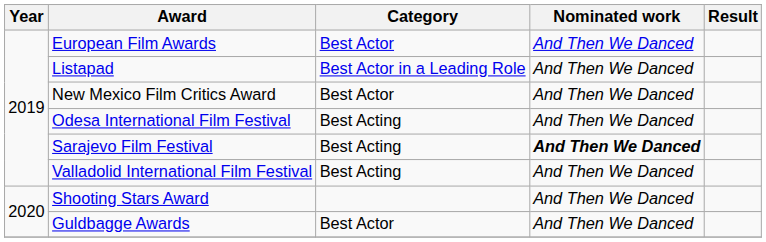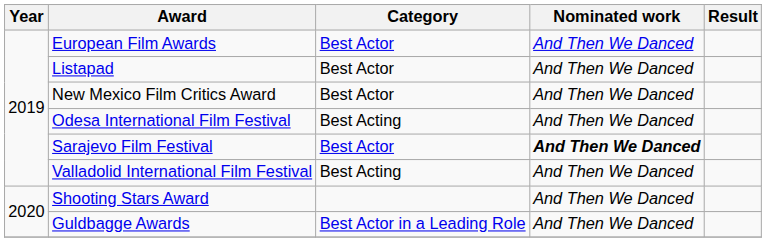(423, 69) Best Actor in a Leading Role -> (357, 69) Best Actor
(360, 146) Best Acting -> (357, 146) Best Actor
(357, 224) Best Actor -> (423, 224) Best Actor in a Leading Role
